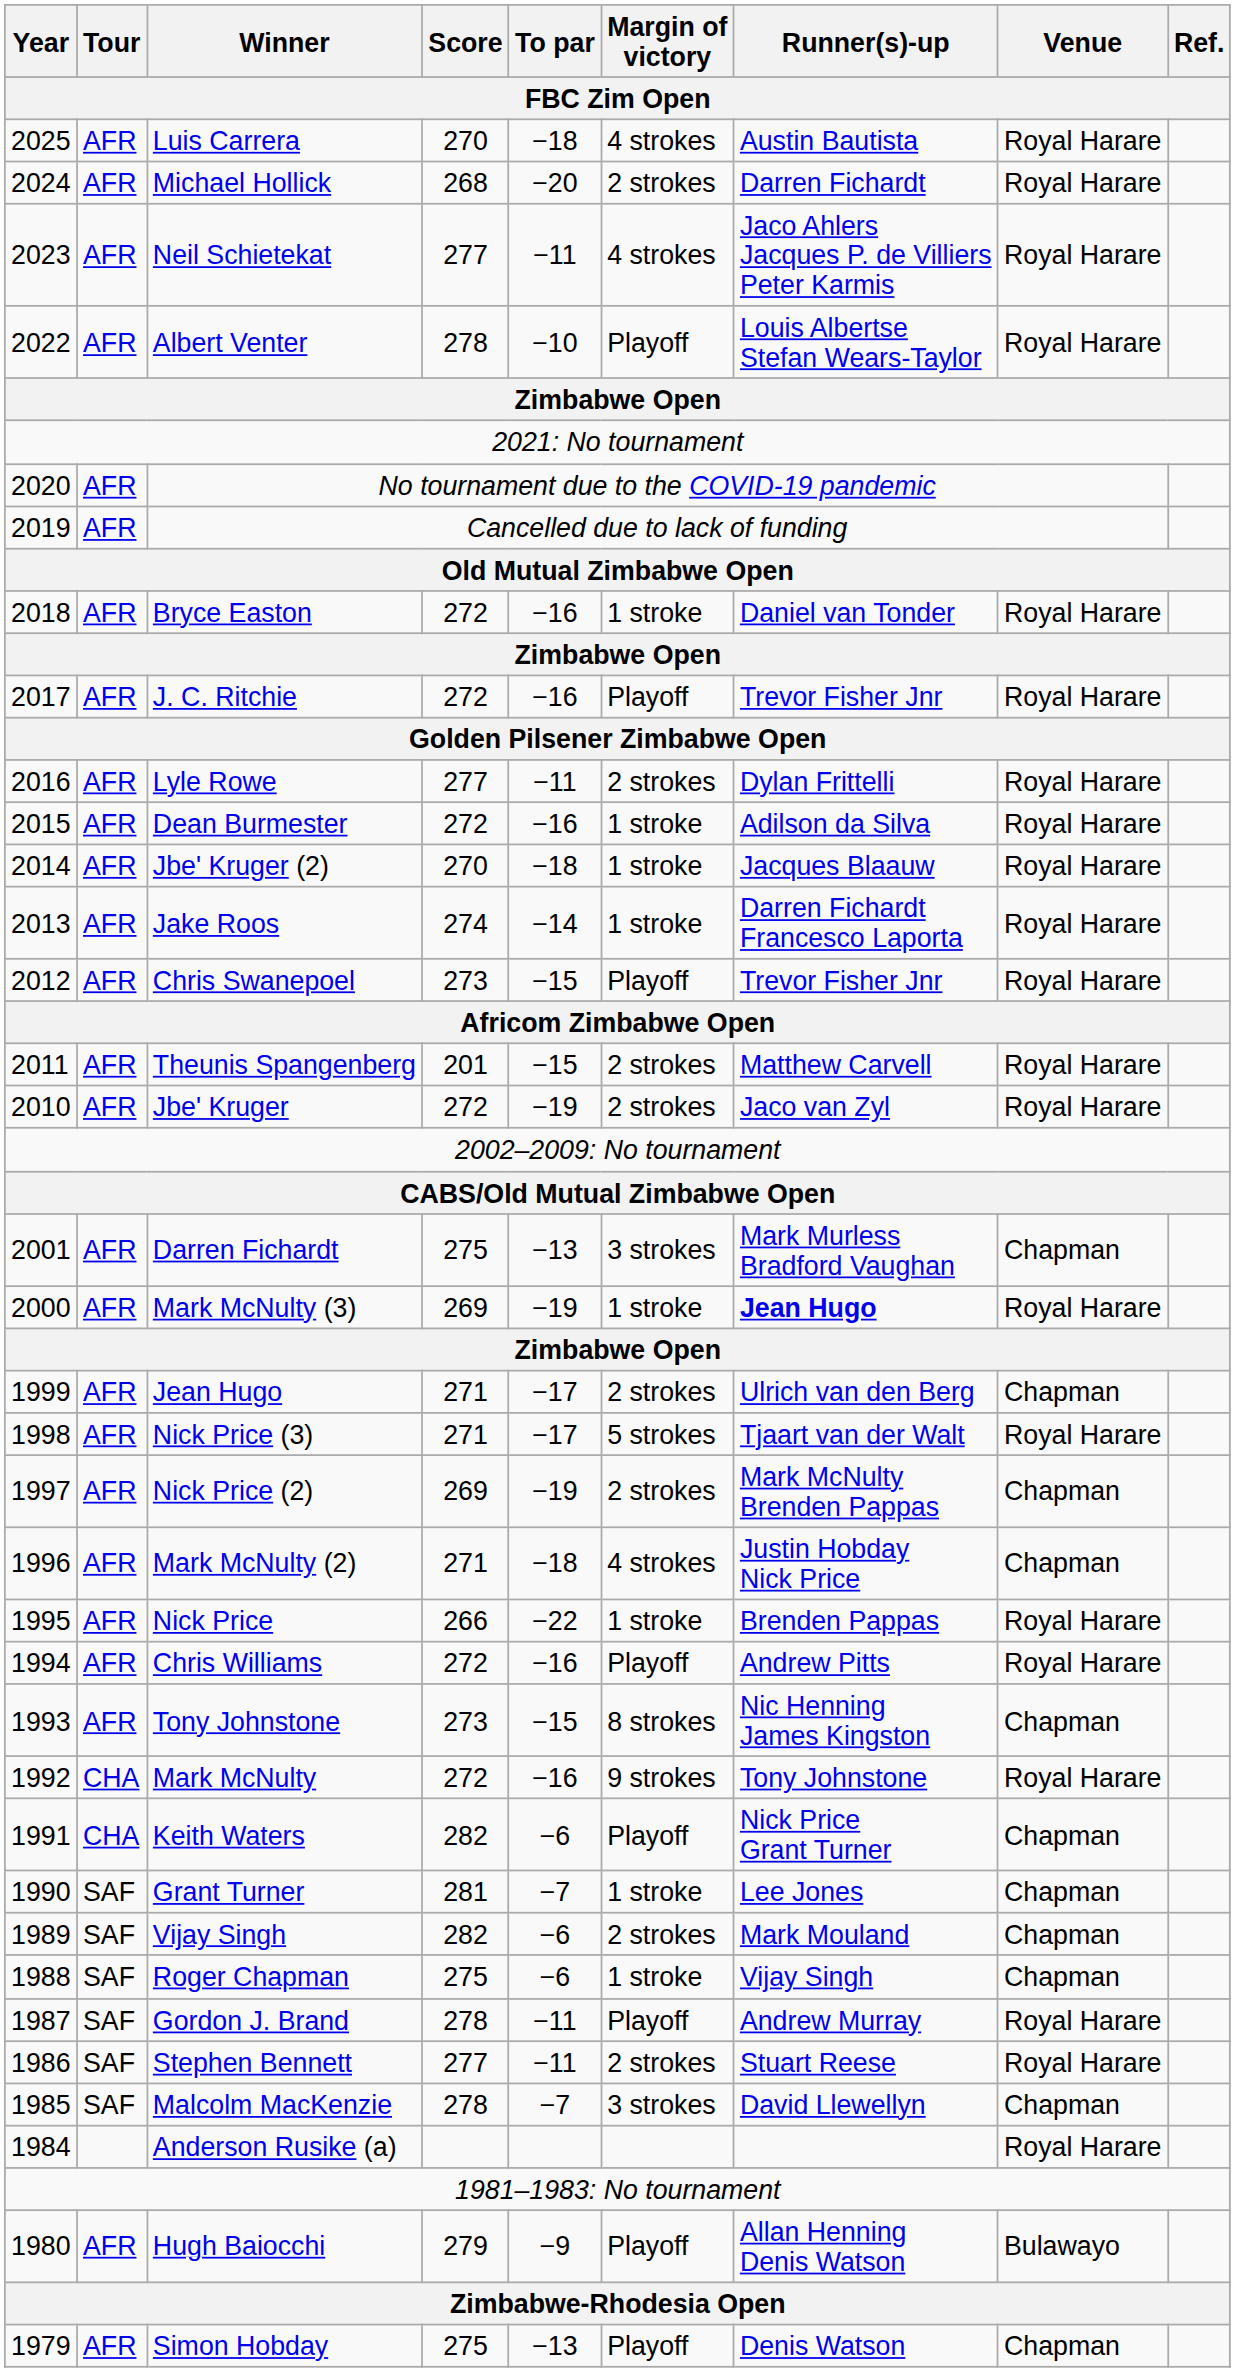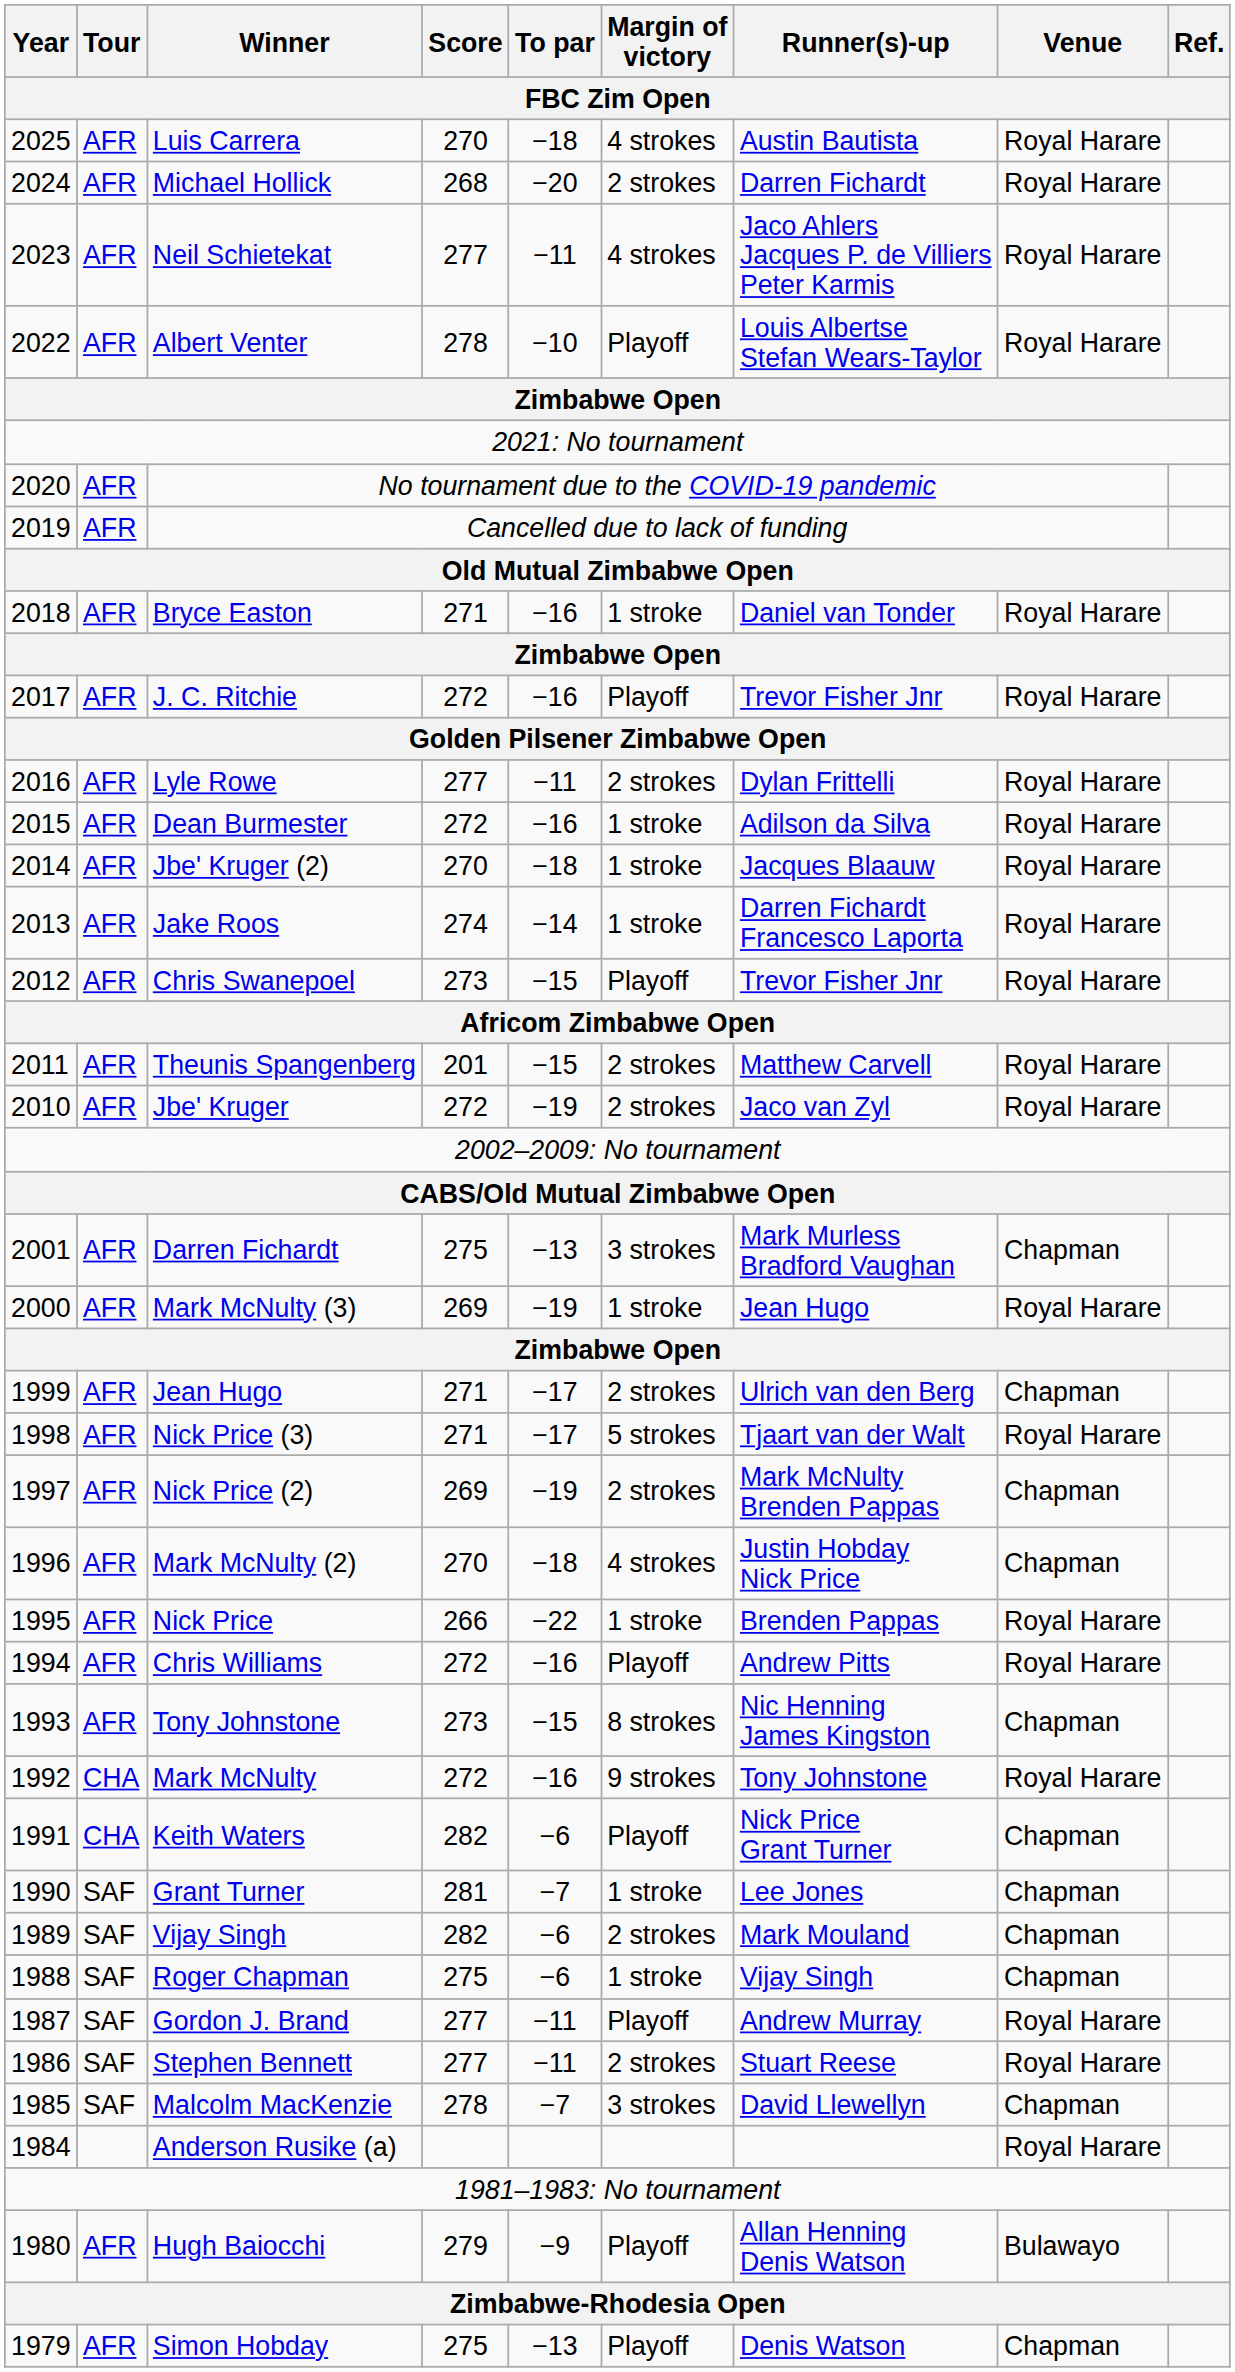(466, 612) 272 -> (466, 612) 271
(808, 1307) bold -> (805, 1307) normal
(466, 1563) 271 -> (466, 1563) 270
(466, 2019) 278 -> (466, 2019) 277
